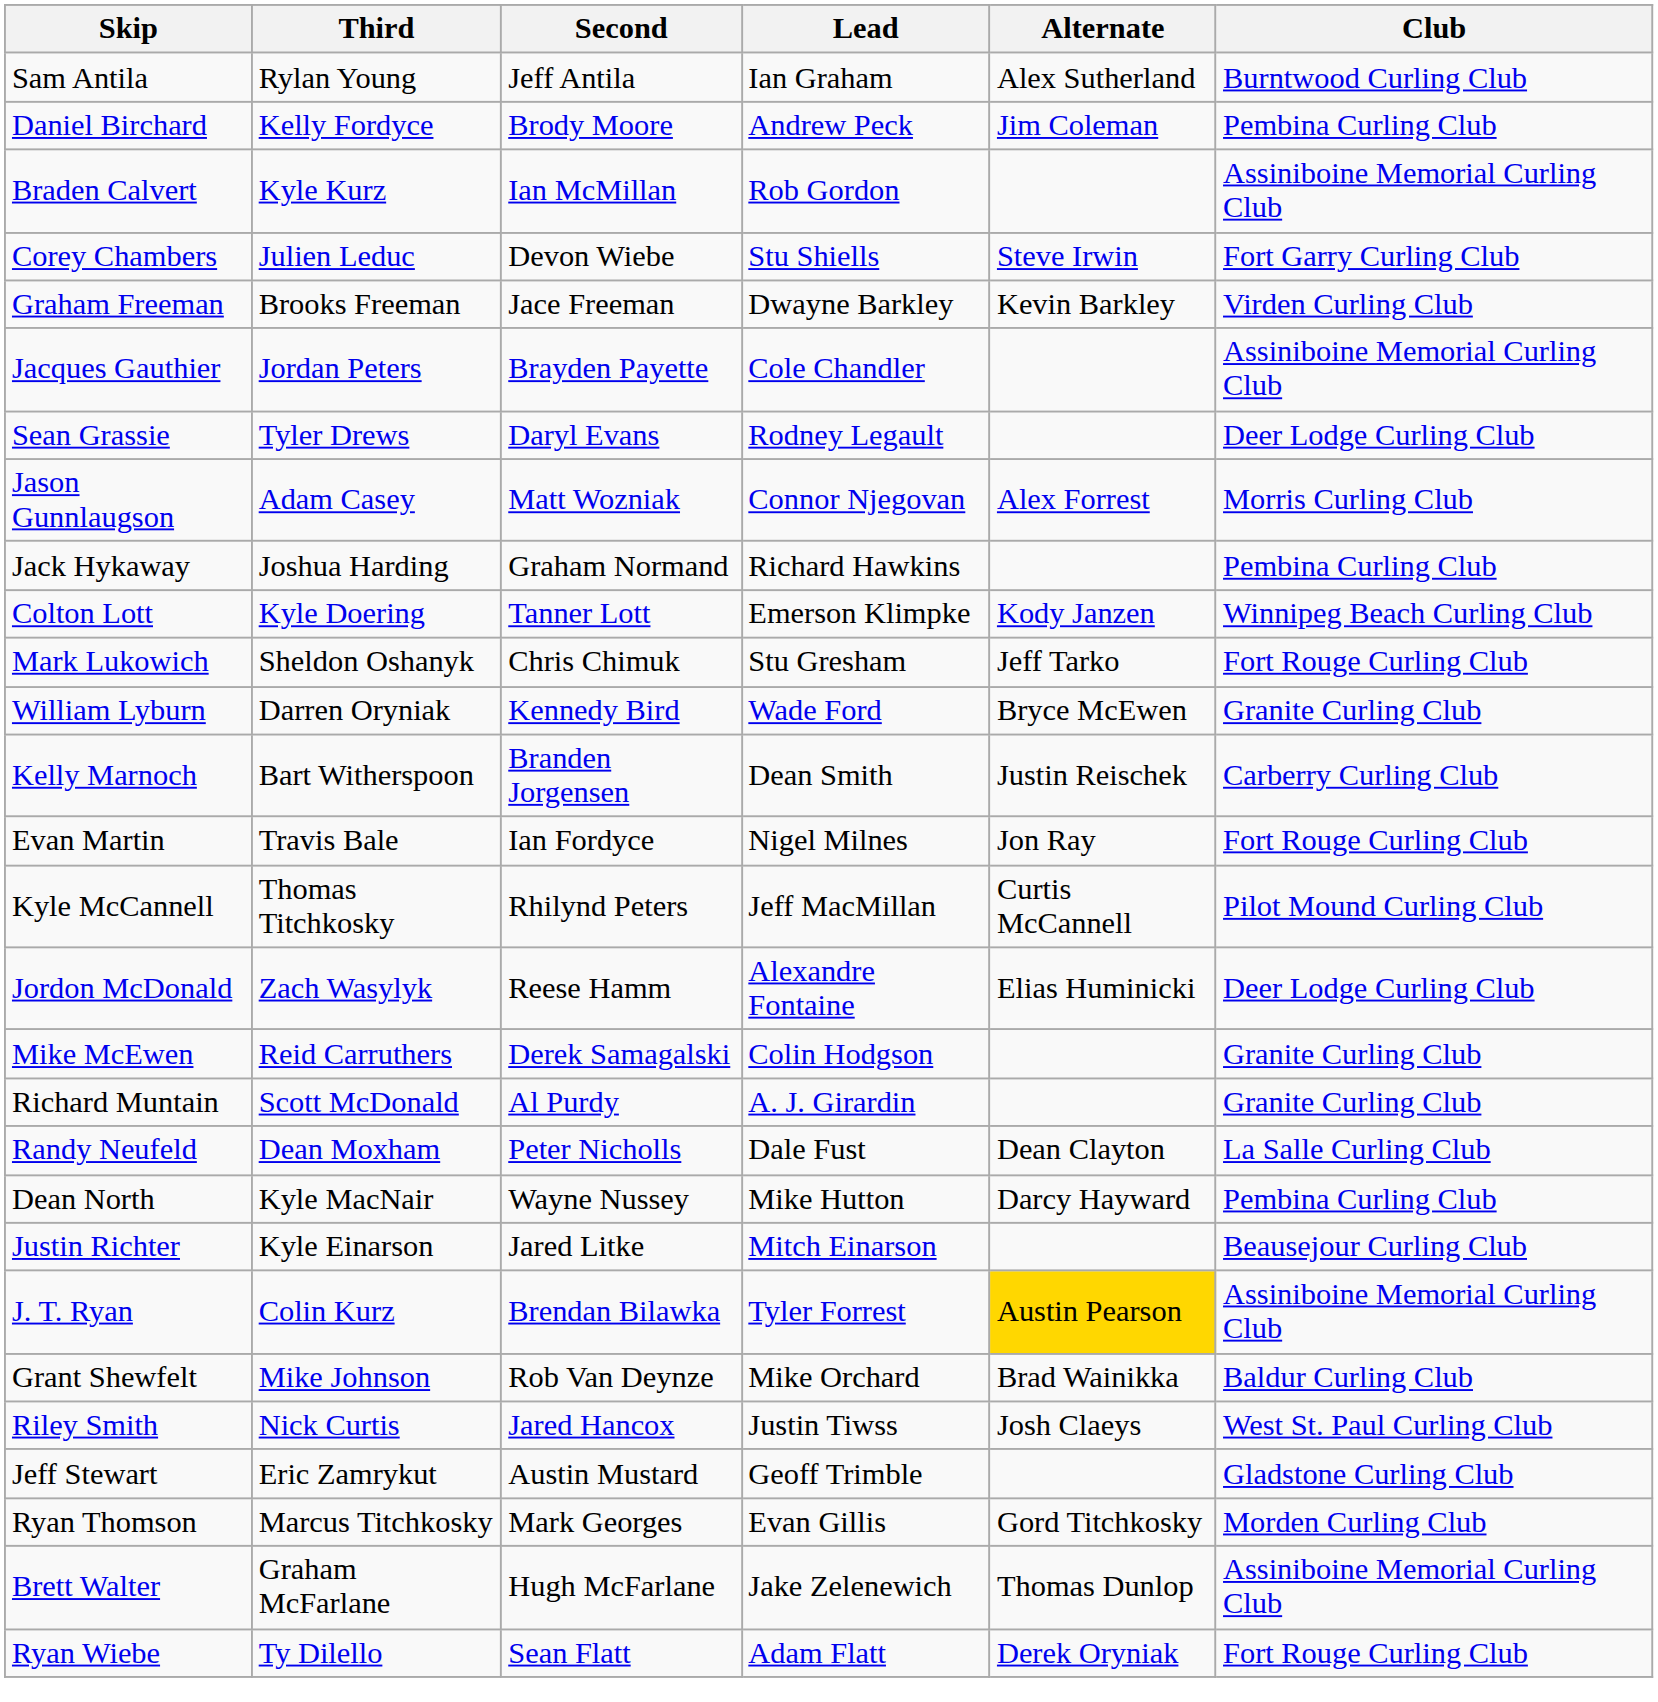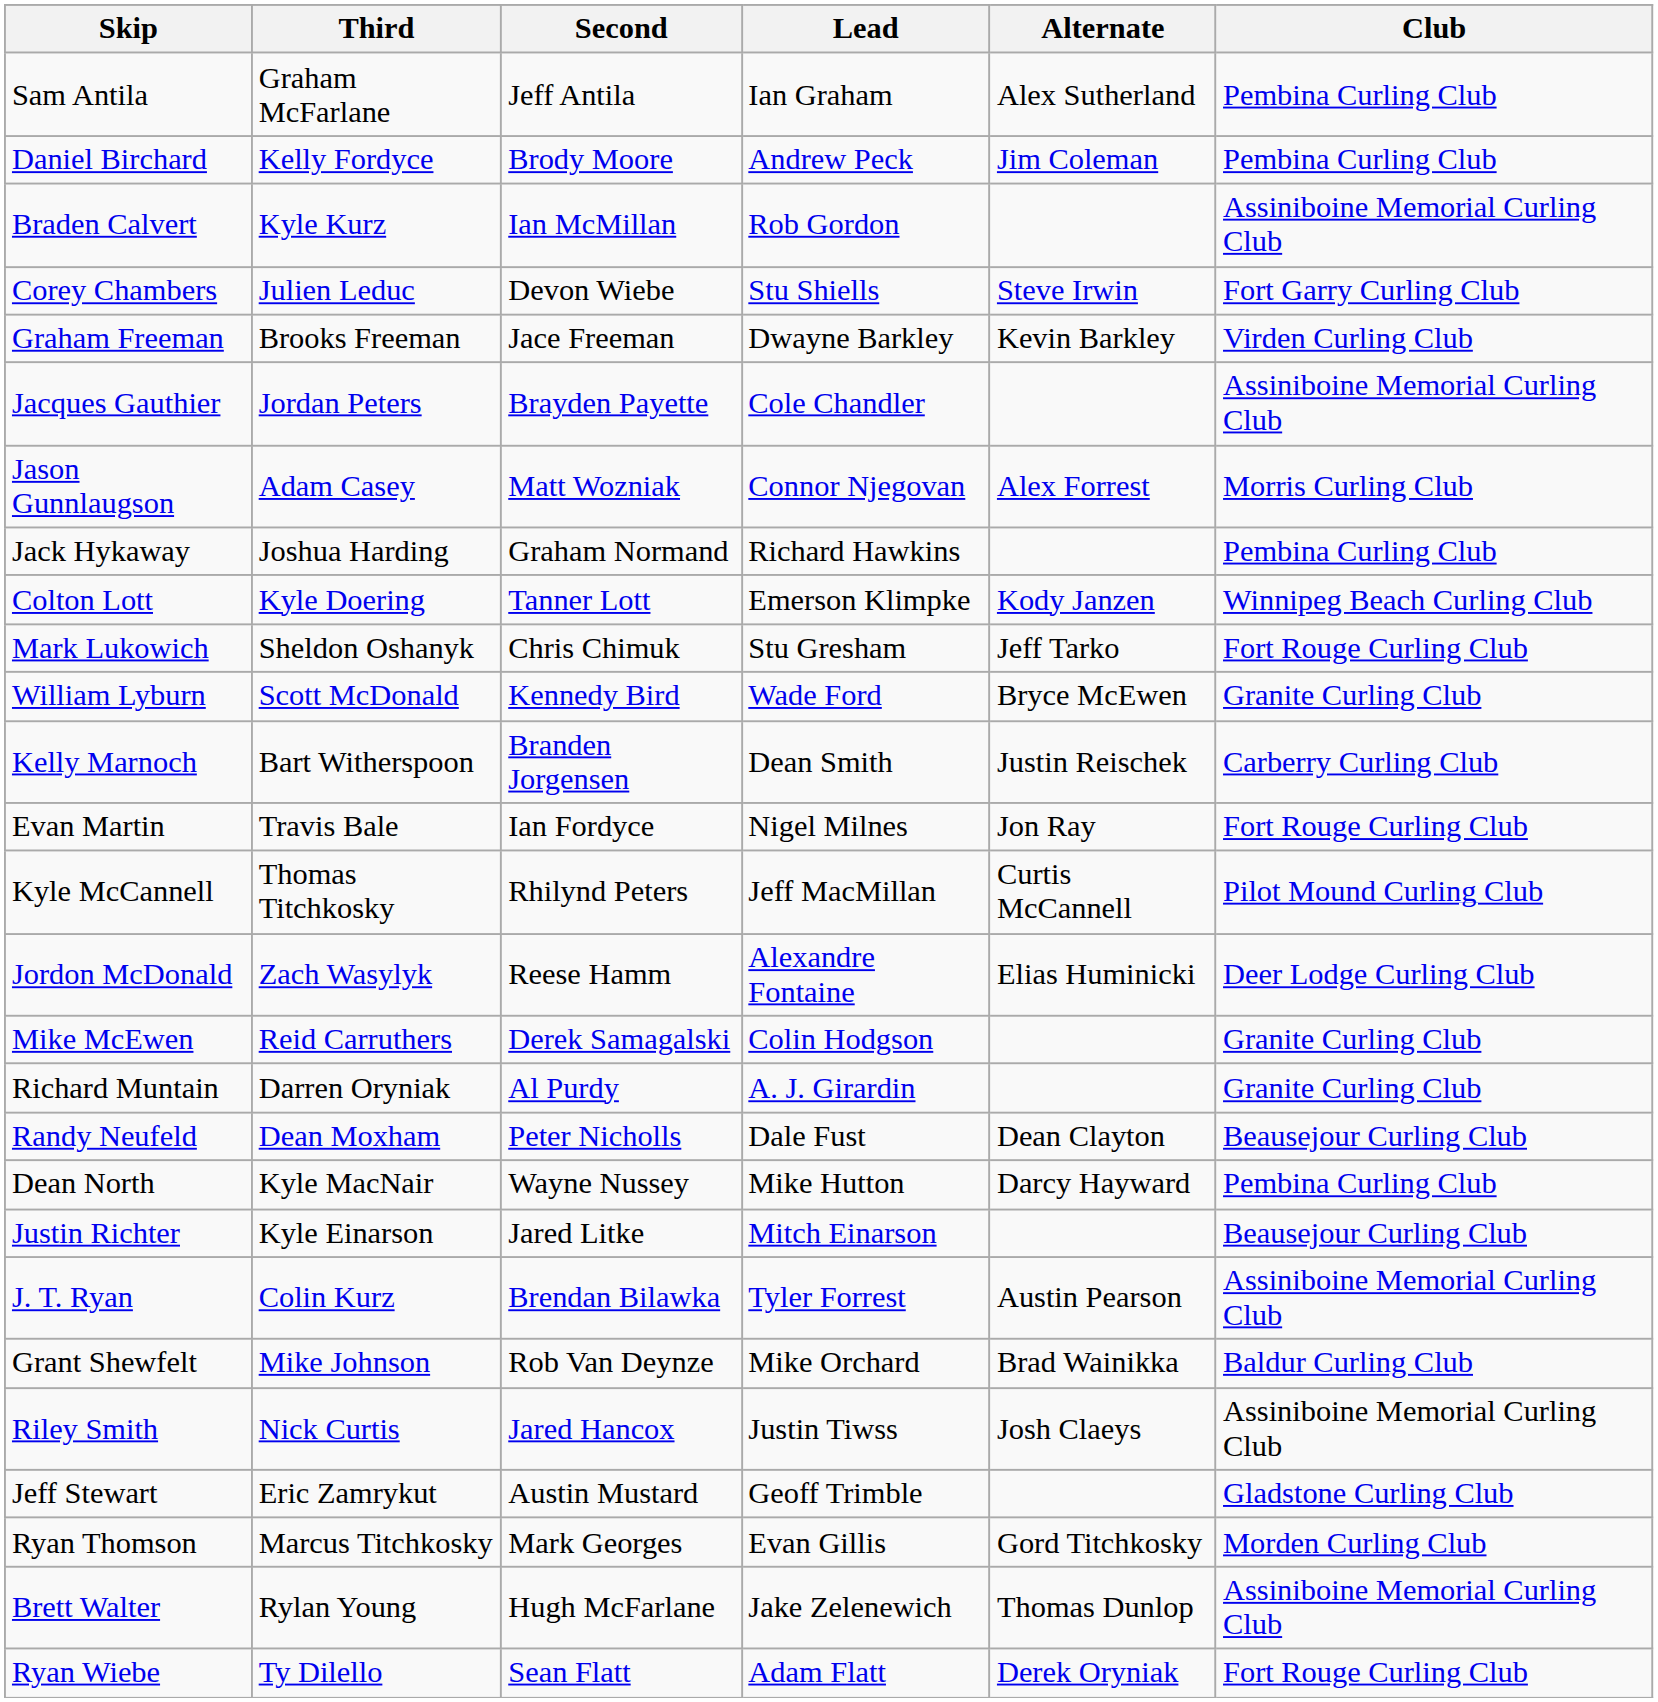(337, 76) Rylan Young -> (325, 93) Graham McFarlane
(1375, 76) Burntwood Curling Club -> (1360, 93) Pembina Curling Club
- row: (91, 434)
(354, 709) Darren Oryniak -> (359, 695) Scott McDonald
(359, 1101) Scott McDonald -> (354, 1087) Darren Oryniak
(1357, 1149) La Salle Curling Club -> (1375, 1135) Beausejour Curling Club
(1089, 1311) gold background -> (1089, 1297) no background
(1388, 1425) West St. Paul Curling Club -> (1410, 1428) Assiniboine Memorial Curling Club
(325, 1586) Graham McFarlane -> (337, 1607) Rylan Young
